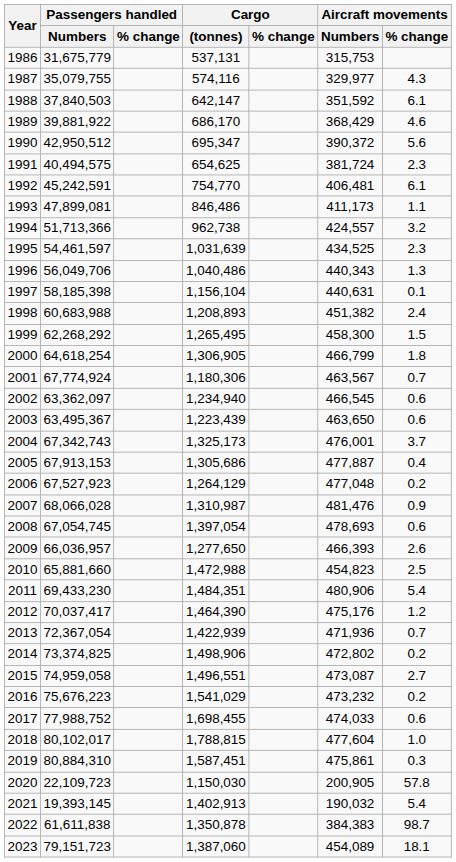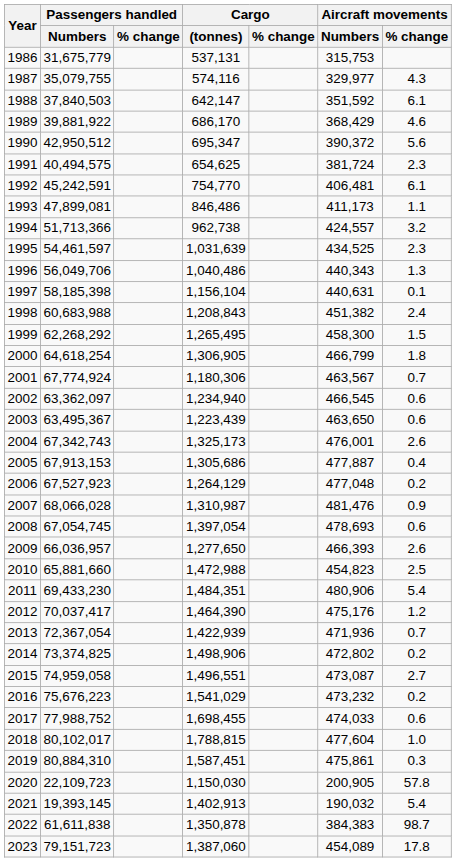(216, 313) 1,208,893 -> (216, 313) 1,208,843
(417, 441) 3.7 -> (417, 441) 2.6
(417, 846) 18.1 -> (417, 846) 17.8
